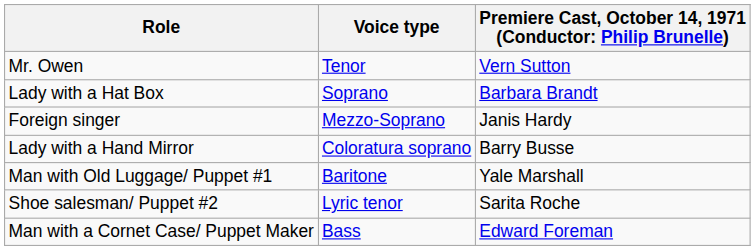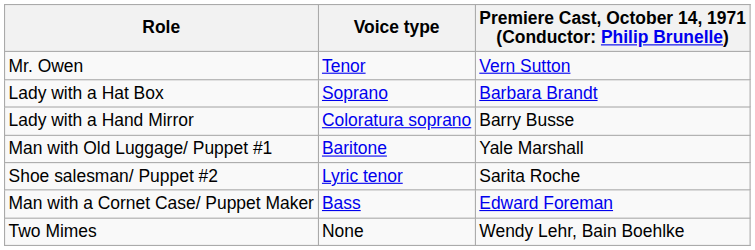- row: (64, 120)
+ row: (53, 231)
